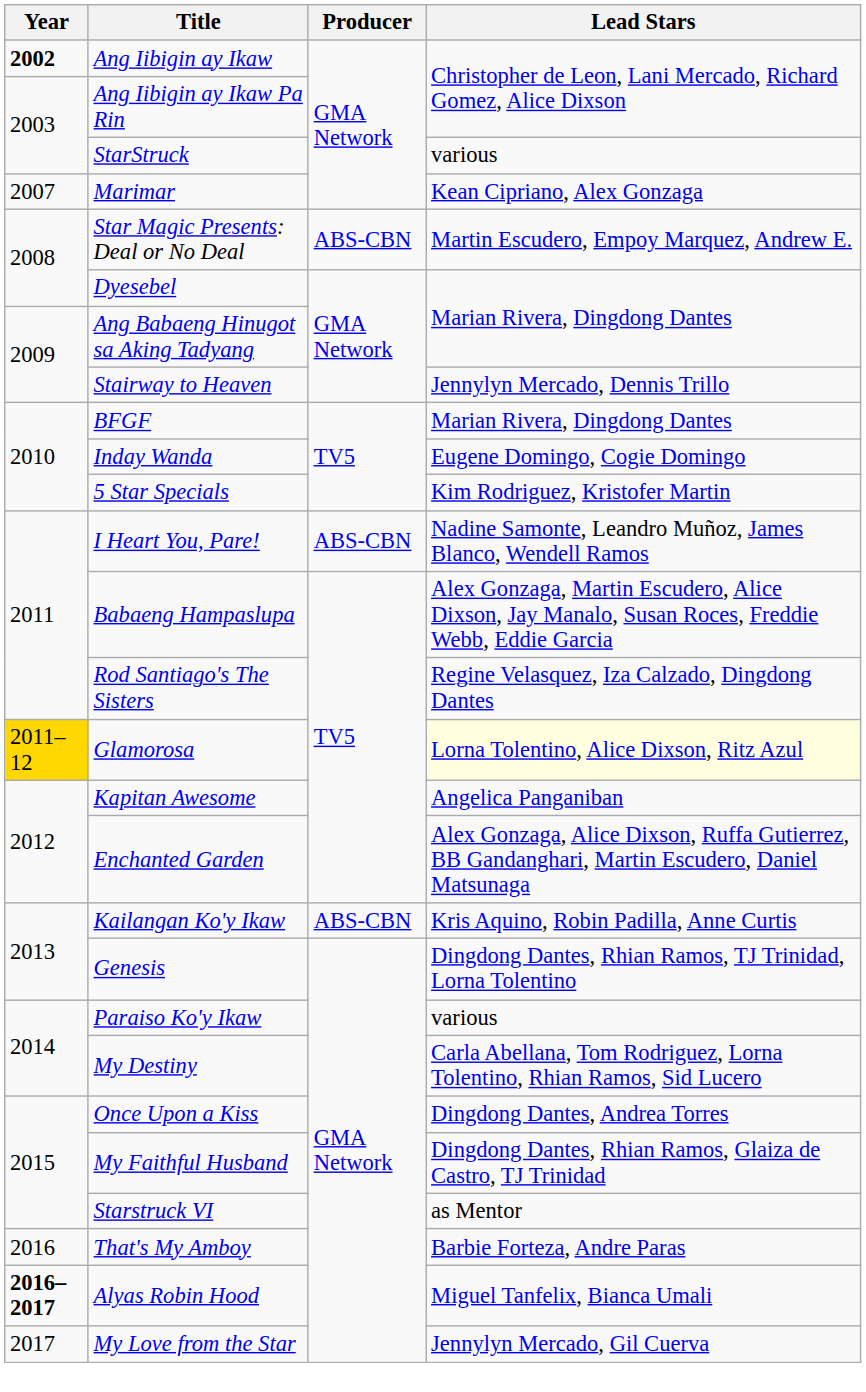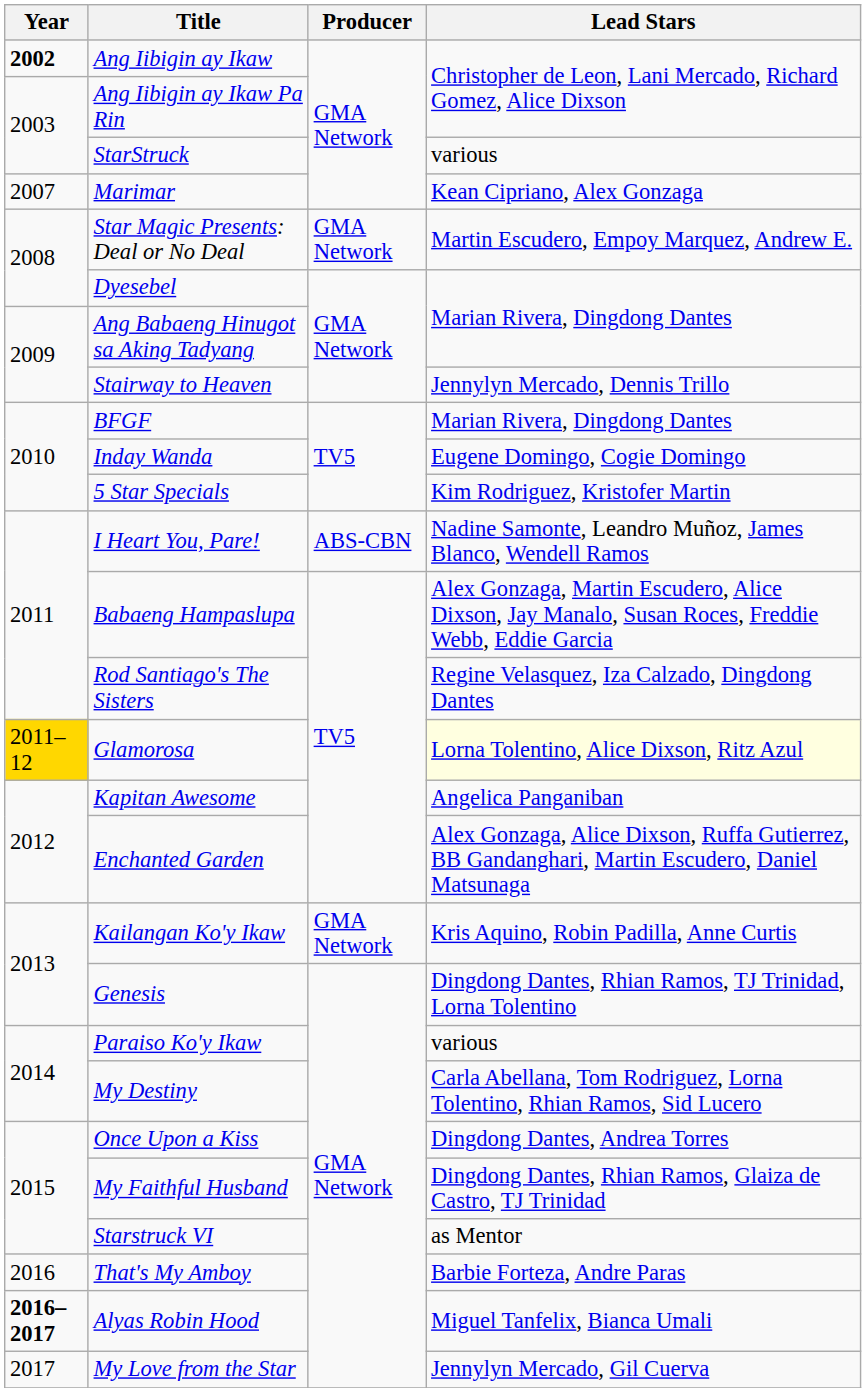(363, 239) ABS-CBN -> (353, 239) GMA Network
(363, 920) ABS-CBN -> (353, 932) GMA Network
